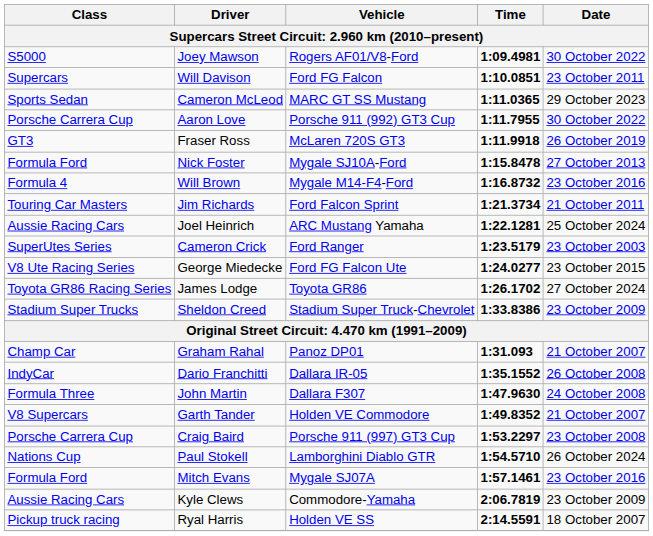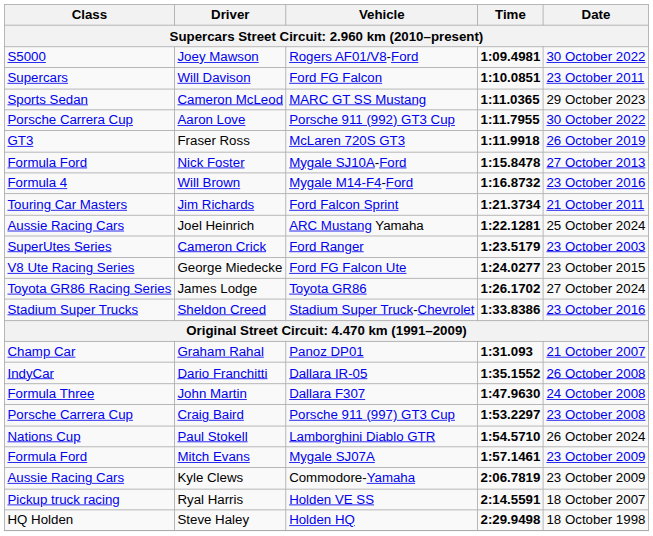(596, 309) 23 October 2009 -> (596, 309) 23 October 2016
- row: (216, 415)
(596, 478) 23 October 2016 -> (596, 457) 23 October 2009
+ row: (213, 520)
